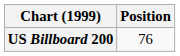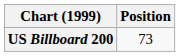(146, 39) 76 -> (146, 39) 73
